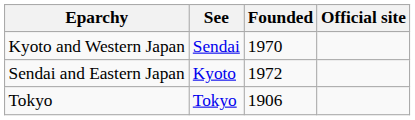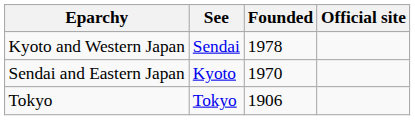(265, 45) 1970 -> (265, 45) 1978
(265, 73) 1972 -> (265, 73) 1970
